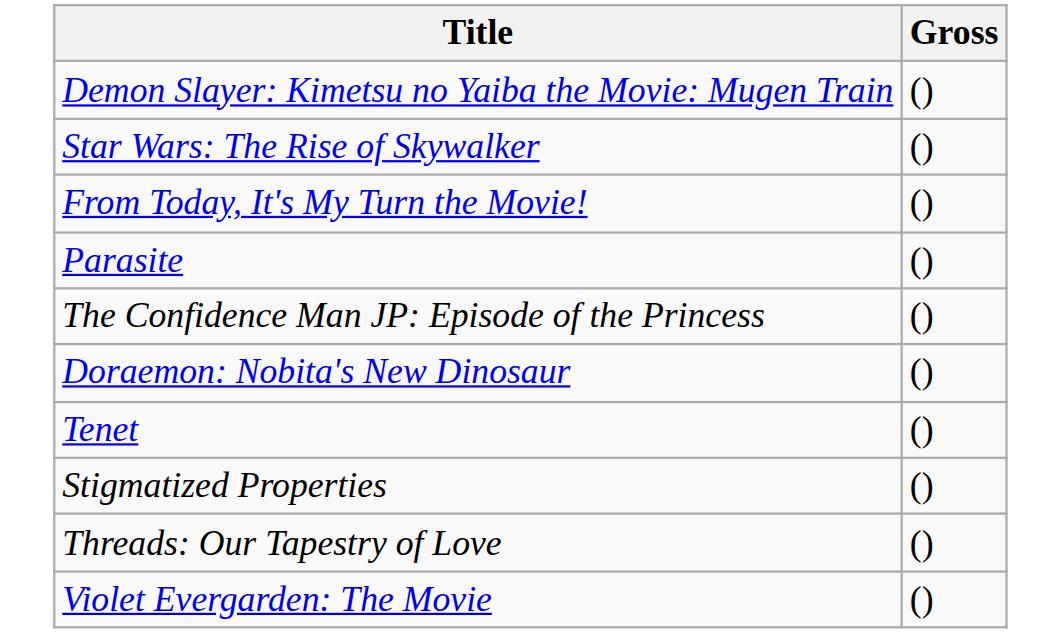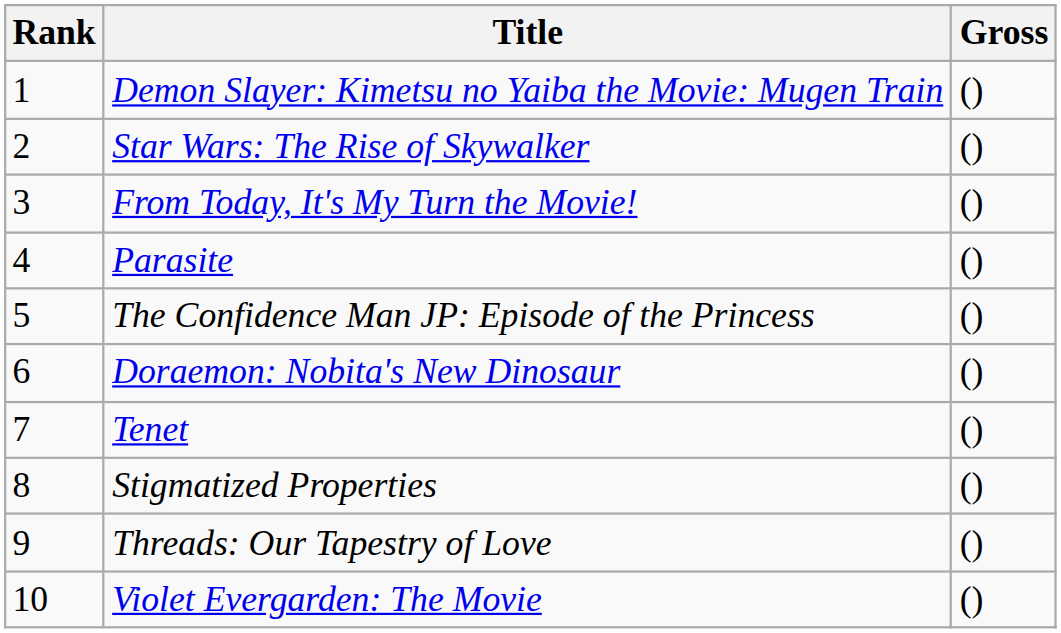+ column: (54, 32)
